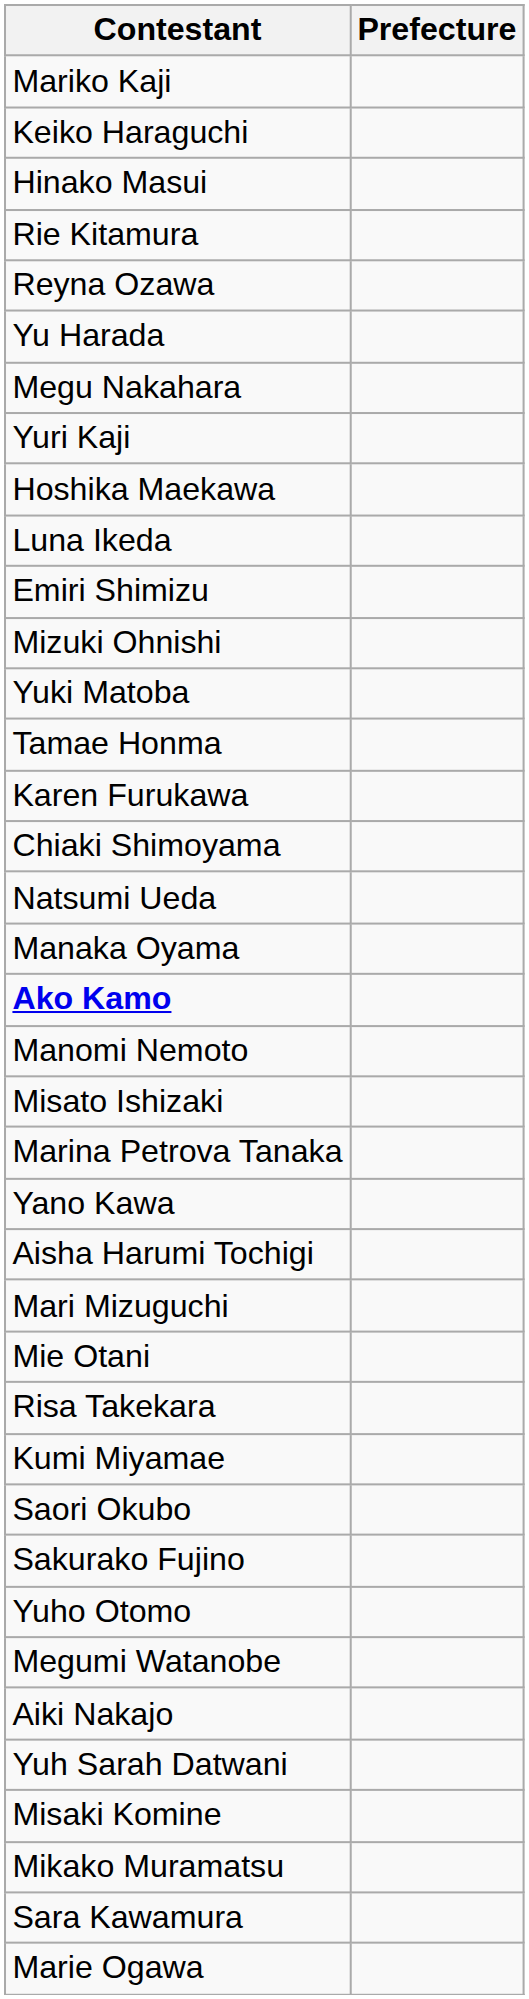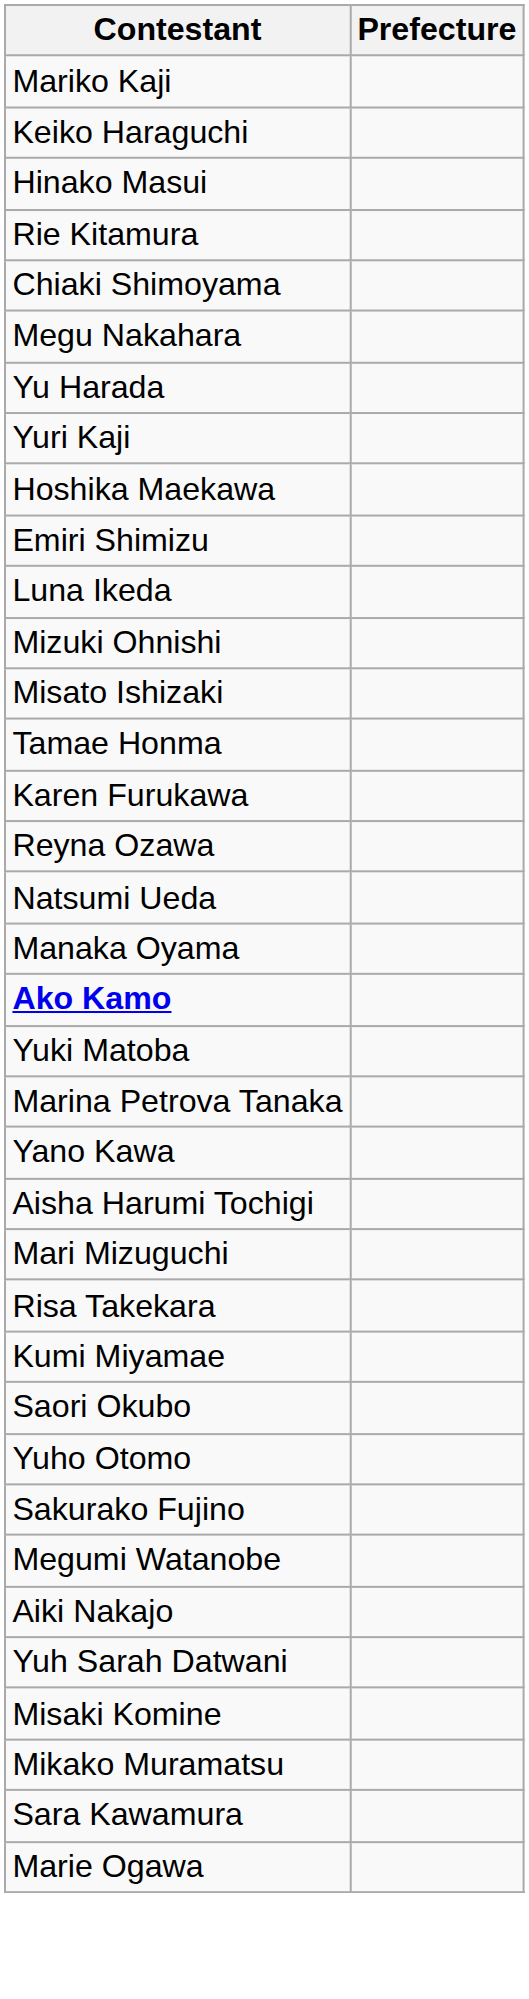rows swapped: (146, 846) <-> (113, 285)
rows swapped: (88, 336) <-> (127, 387)
rows swapped: (92, 540) <-> (111, 591)
rows swapped: (118, 1101) <-> (101, 693)
- row: (130, 1050)
- row: (81, 1356)
rows swapped: (102, 1611) <-> (129, 1560)
